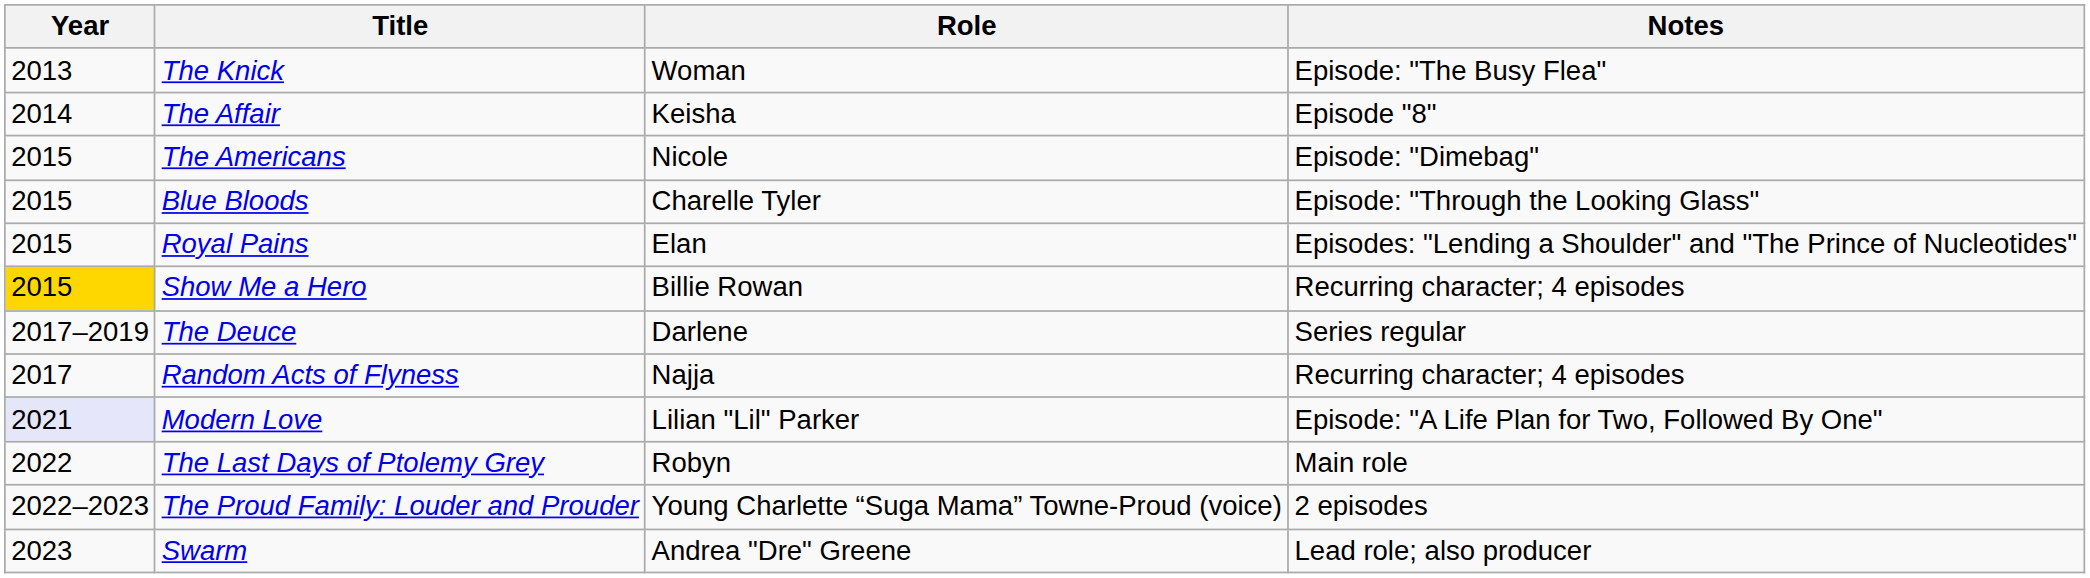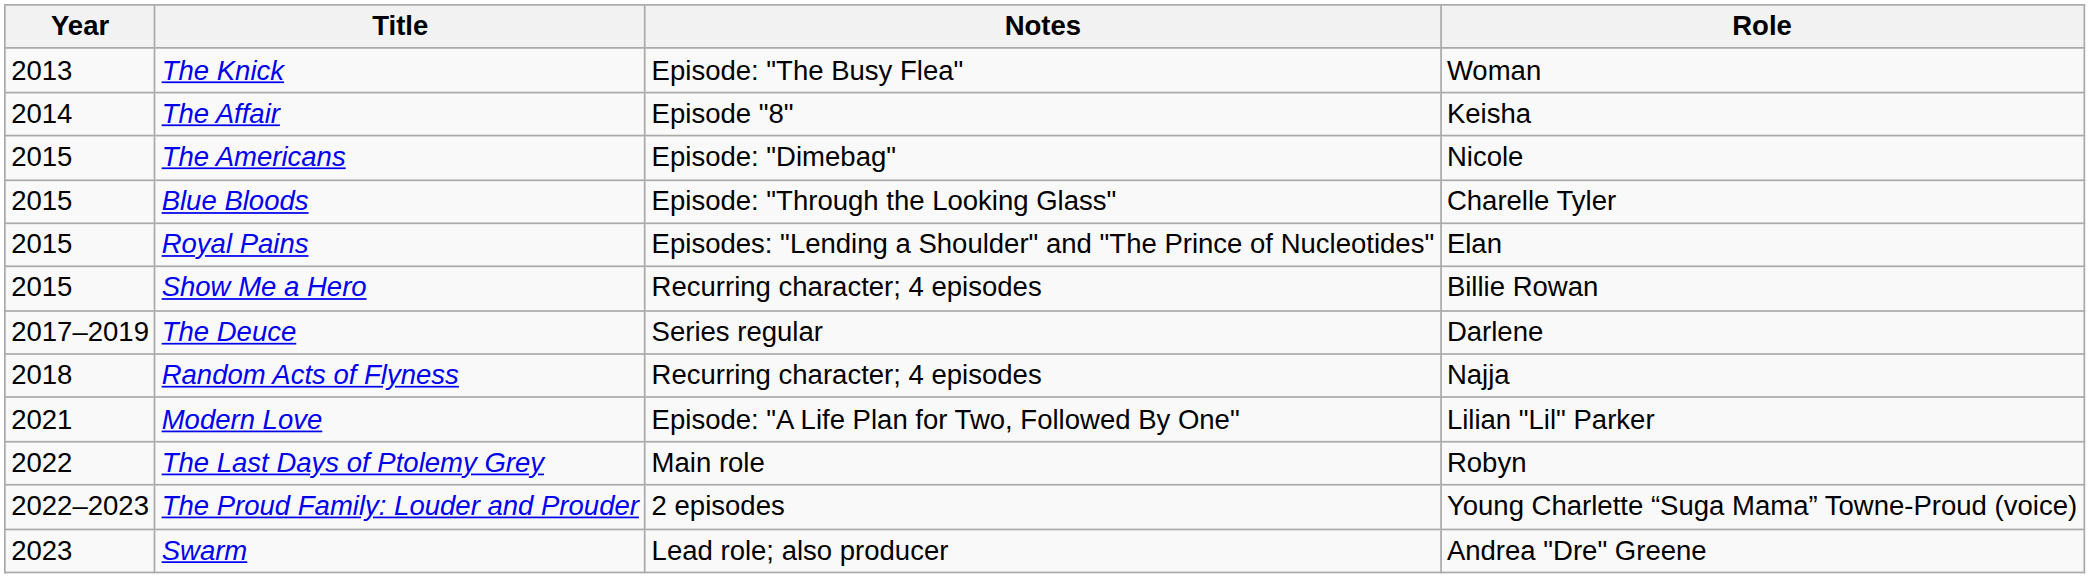columns swapped: (967, 26) <-> (1686, 26)
(42, 288) gold background -> (42, 288) no background
(42, 375) 2017 -> (42, 375) 2018
(42, 419) lavender background -> (42, 419) no background
